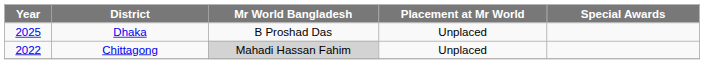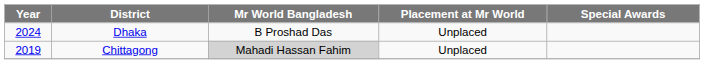(28, 32) 2025 -> (28, 32) 2024
(28, 50) 2022 -> (28, 50) 2019
